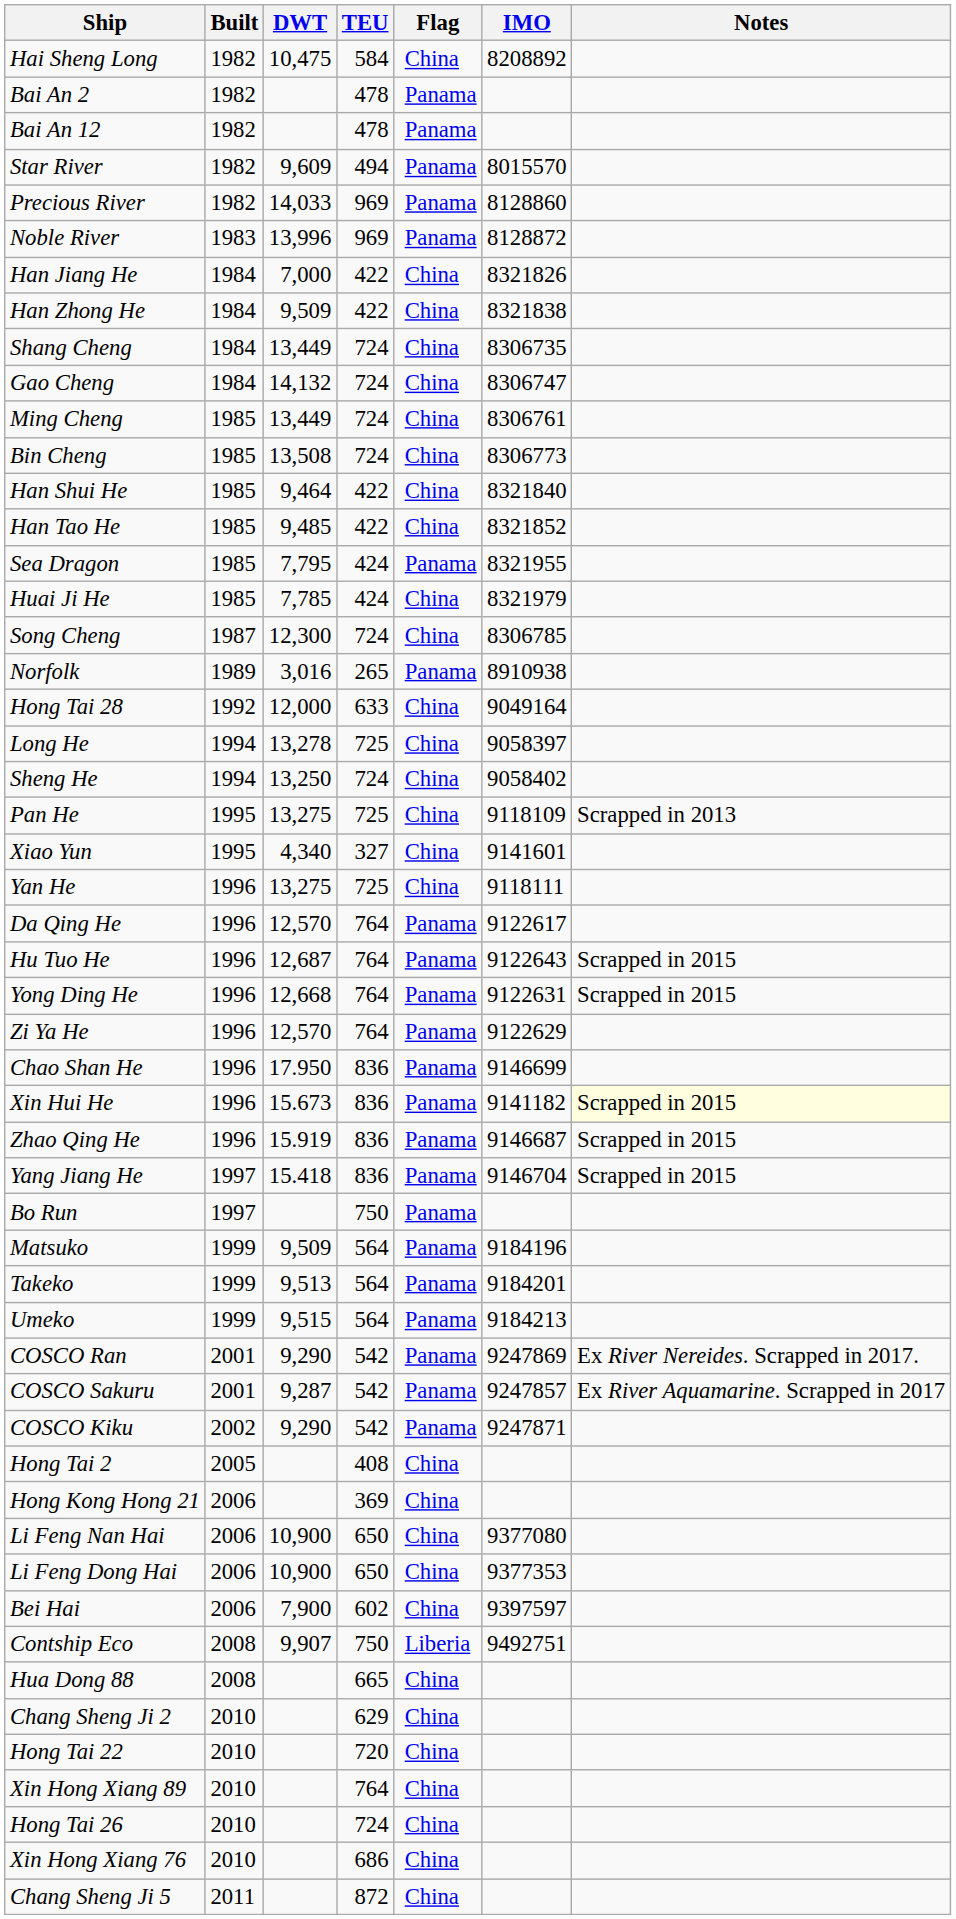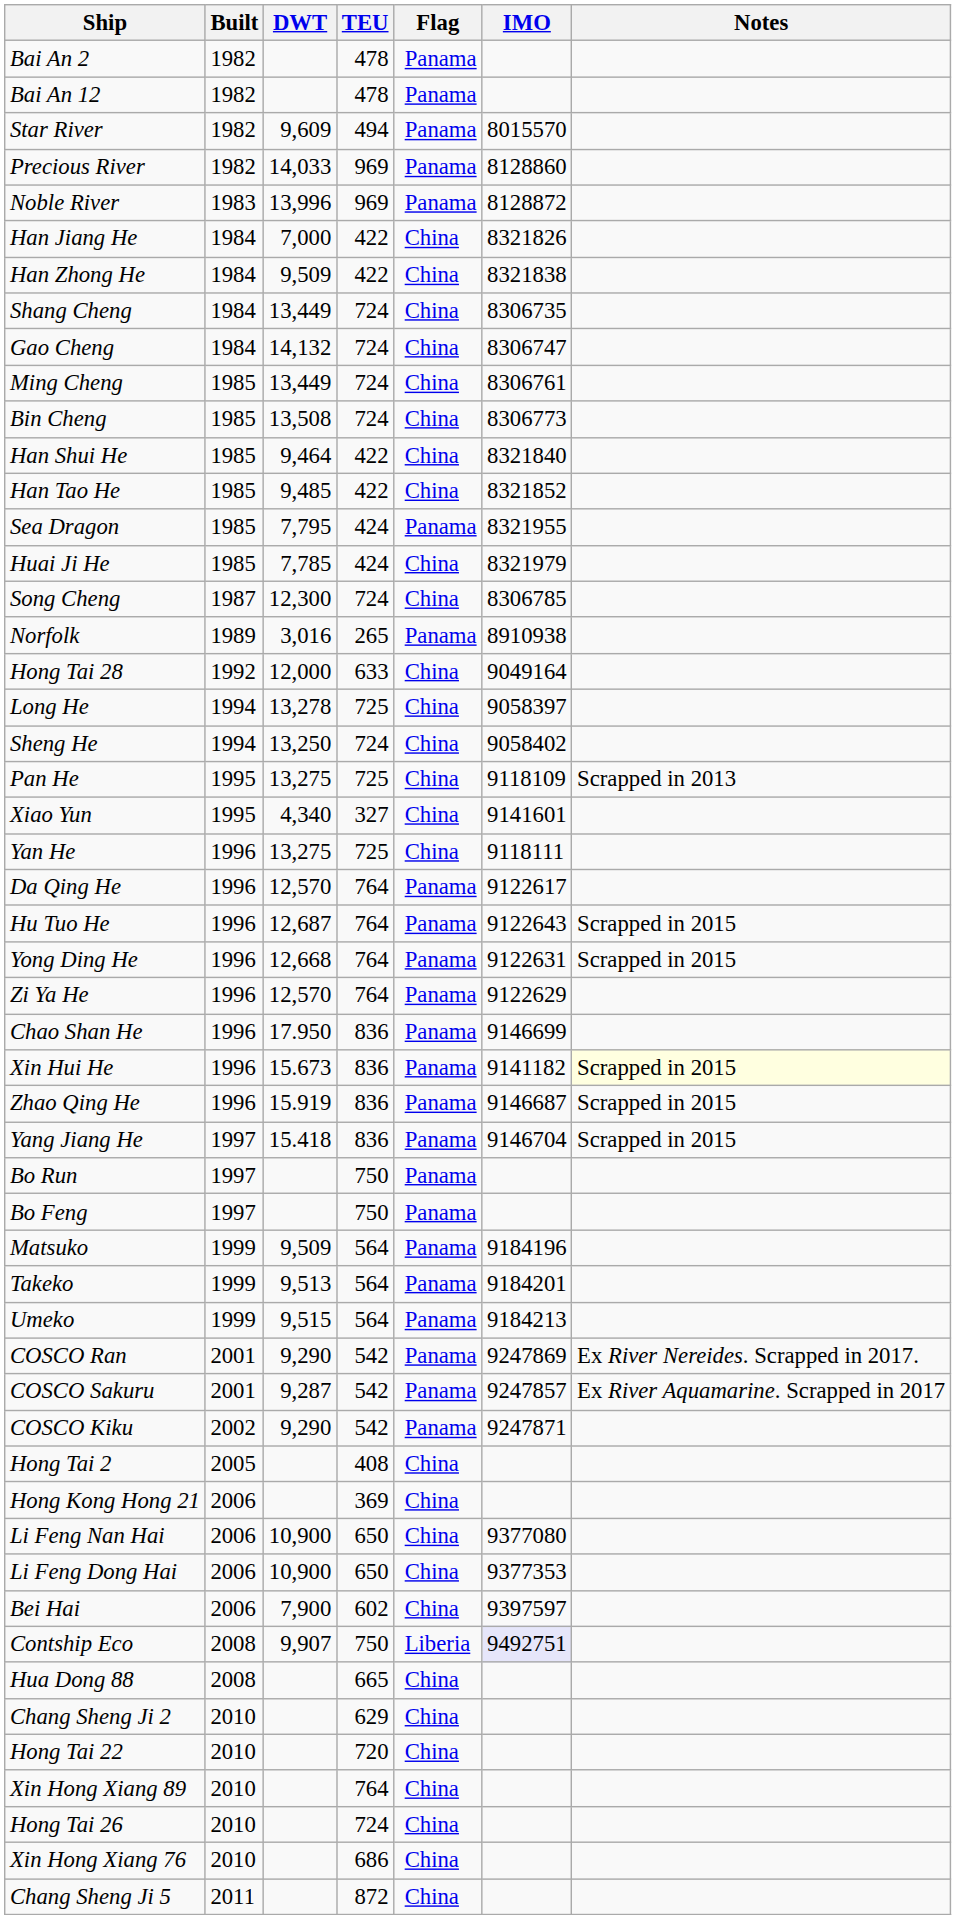- row: (84, 58)
+ row: (49, 1211)
(527, 1643) no background -> (527, 1643) lavender background
